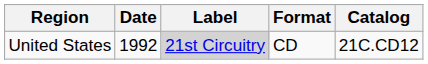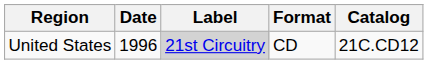(138, 45) 1992 -> (138, 45) 1996
